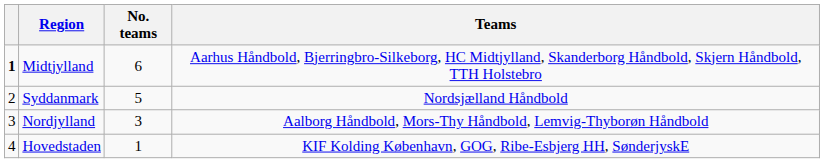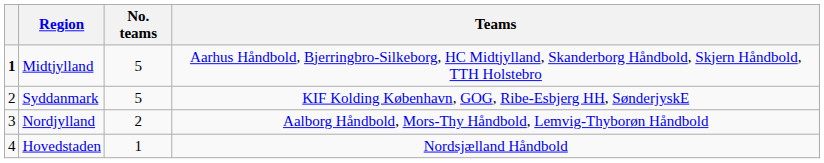(138, 65) 6 -> (138, 65) 5
(496, 97) Nordsjælland Håndbold -> (496, 97) KIF Kolding København, GOG, Ribe-Esbjerg HH, SønderjyskE
(138, 121) 3 -> (138, 121) 2
(496, 145) KIF Kolding København, GOG, Ribe-Esbjerg HH, SønderjyskE -> (496, 145) Nordsjælland Håndbold
